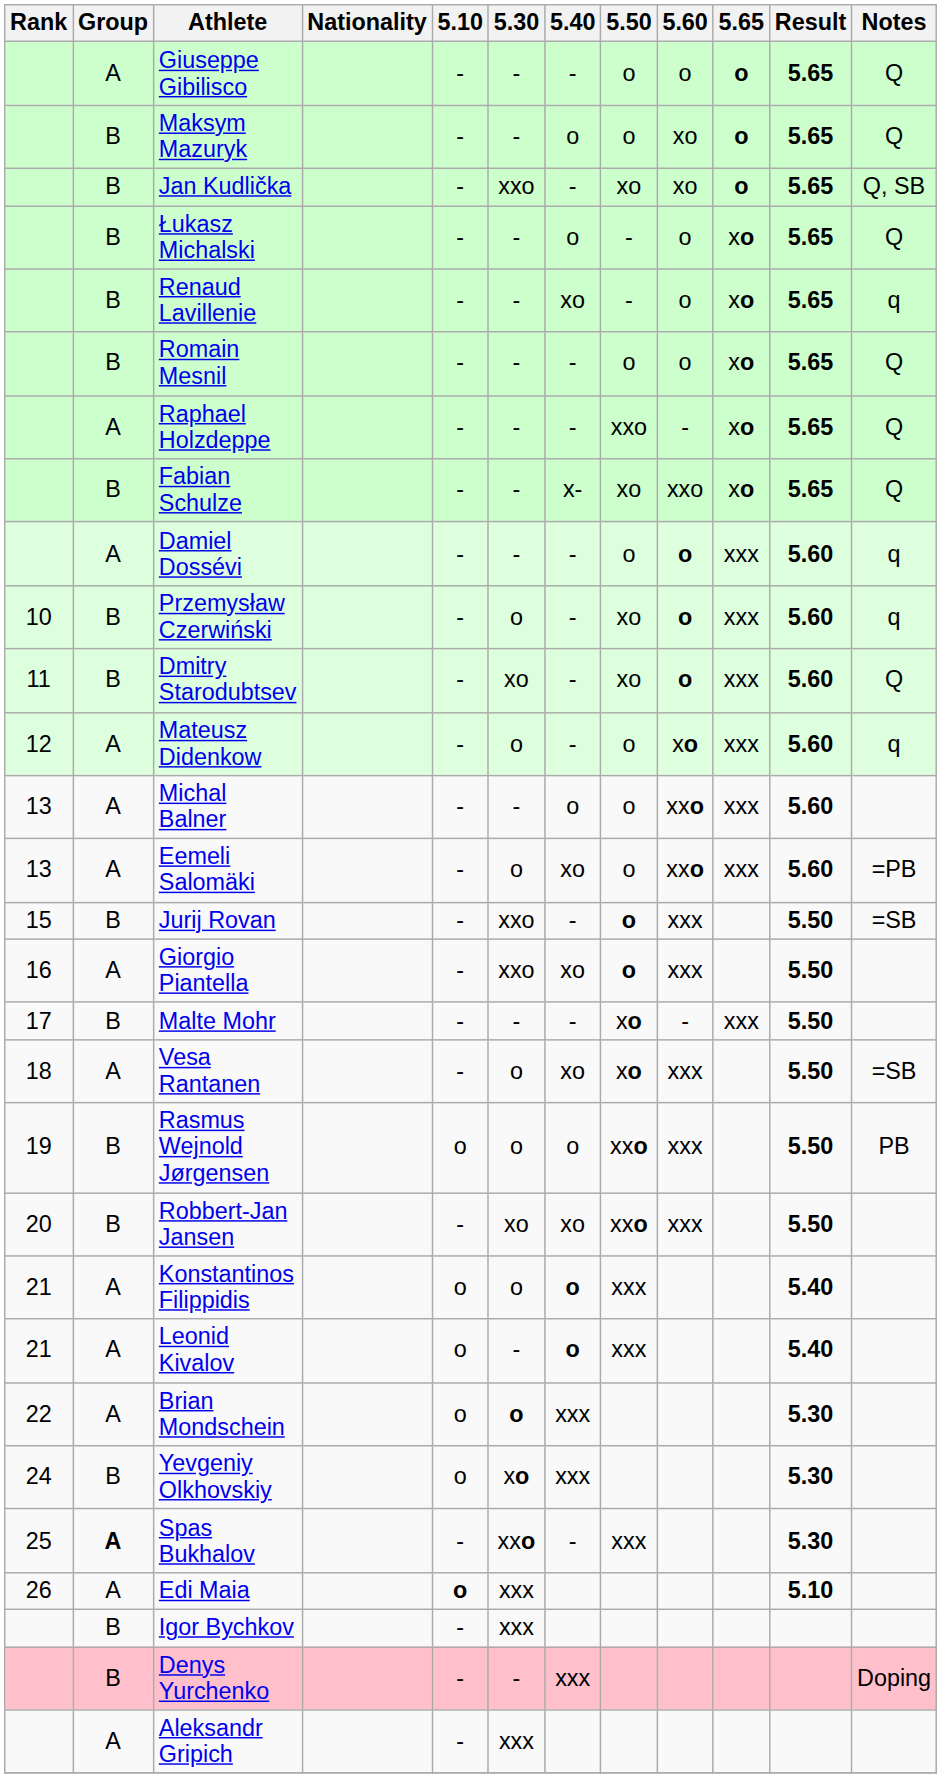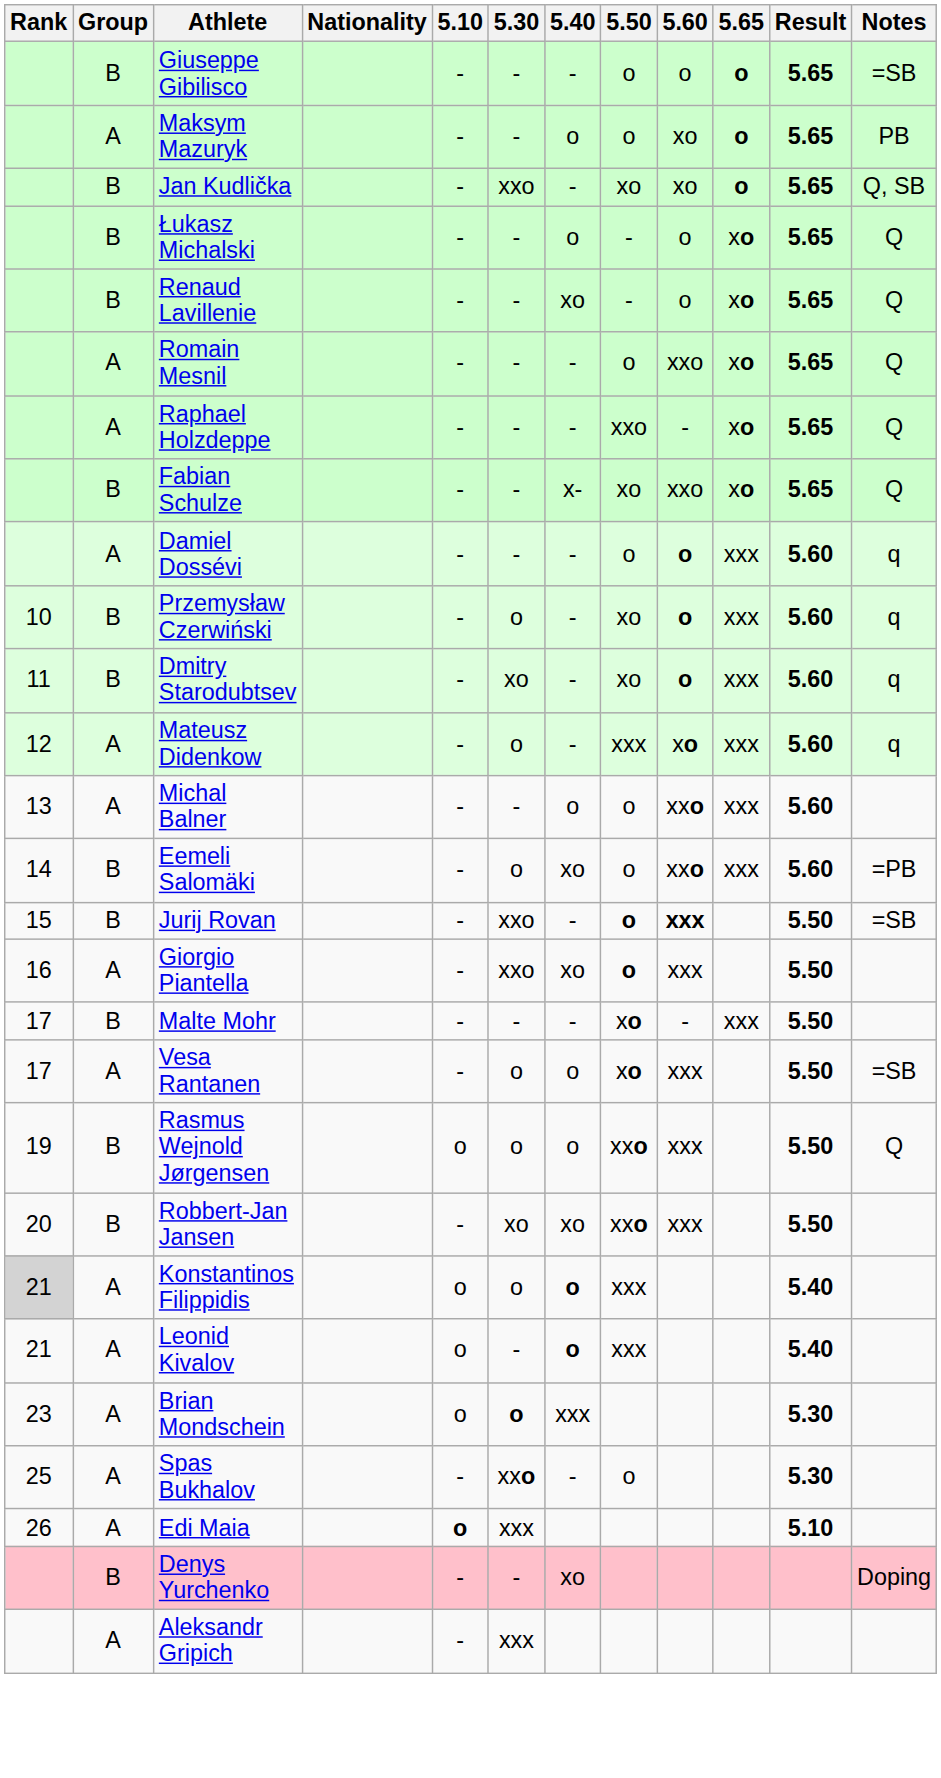(113, 73) A -> (113, 73) B
(894, 73) Q -> (894, 73) =SB
(113, 136) B -> (113, 136) A
(894, 136) Q -> (894, 136) PB
(894, 300) q -> (894, 300) Q
(113, 363) B -> (113, 363) A
(685, 363) o -> (685, 363) xxo
(894, 680) Q -> (894, 680) q
(629, 743) o -> (629, 743) xxx
(39, 870) 13 -> (39, 870) 14
(113, 870) A -> (113, 870) B
(685, 920) normal -> (685, 920) bold
(39, 1070) 18 -> (39, 1070) 17
(573, 1070) xo -> (573, 1070) o
(894, 1147) PB -> (894, 1147) Q
(39, 1287) no background -> (39, 1287) lightgrey background
(39, 1413) 22 -> (39, 1413) 23
- row: (215, 1477)
(113, 1540) bold -> (113, 1477) normal
(629, 1540) xxx -> (629, 1477) o
- row: (226, 1627)
(573, 1677) xxx -> (573, 1577) xo
